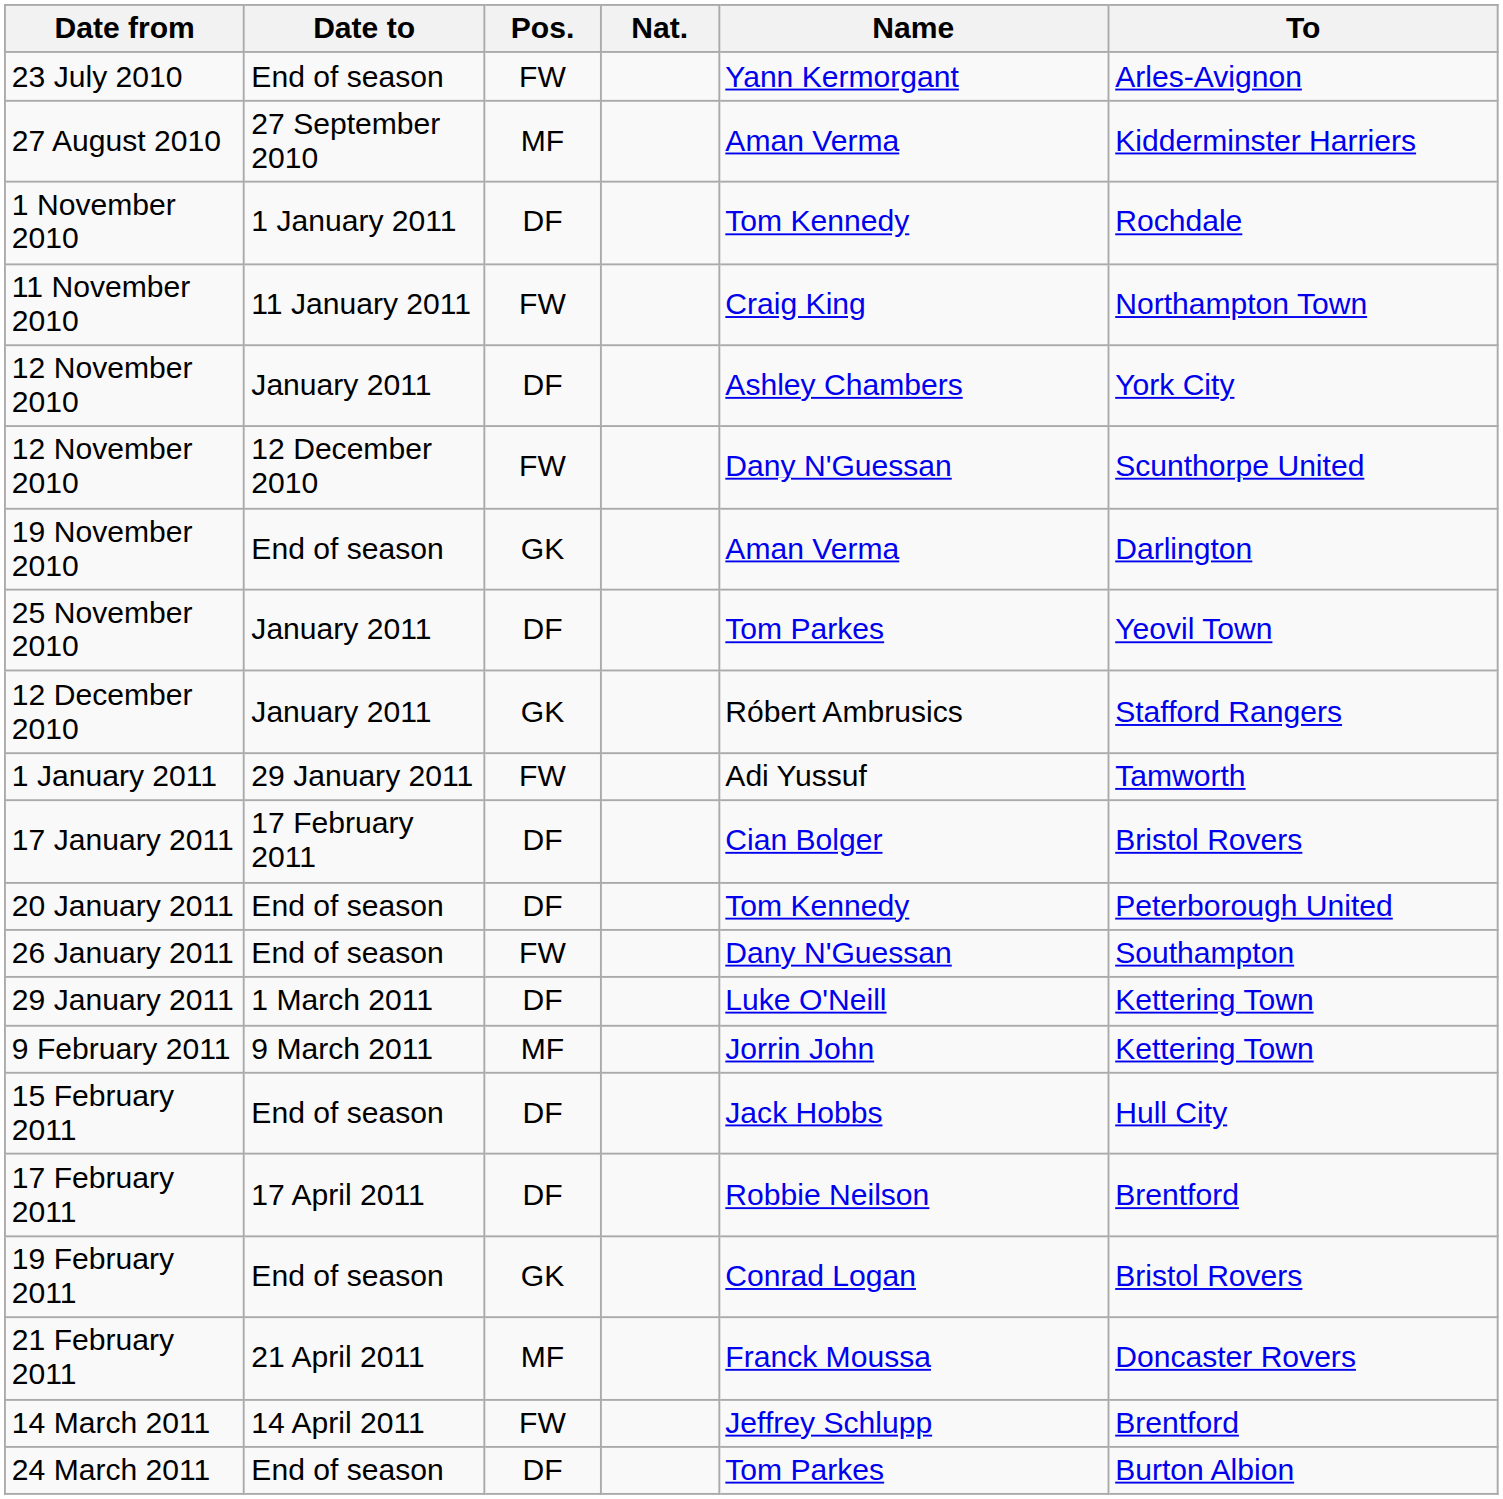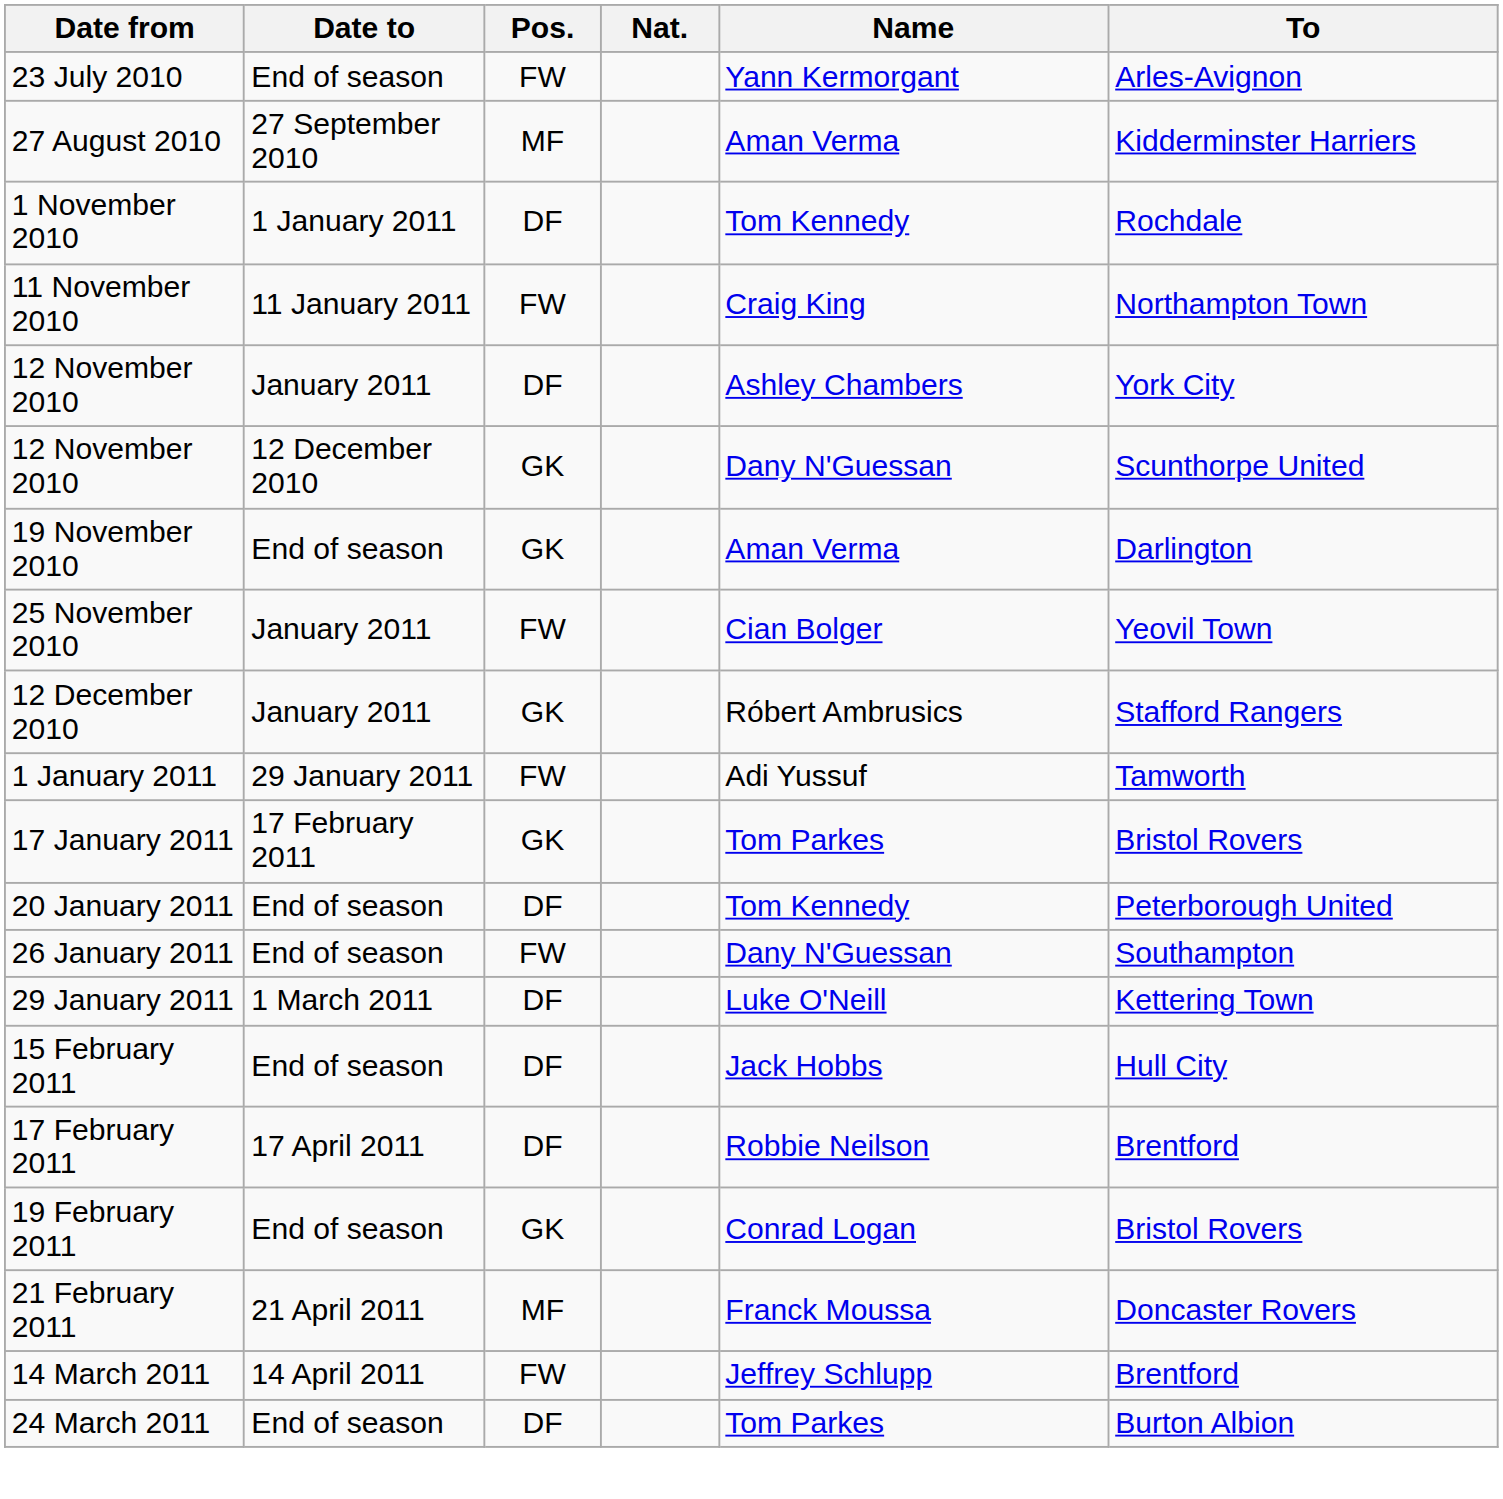(543, 466) FW -> (543, 466) GK
(542, 629) DF -> (543, 629) FW
(805, 629) Tom Parkes -> (804, 629) Cian Bolger
(542, 840) DF -> (543, 840) GK
(804, 840) Cian Bolger -> (805, 840) Tom Parkes
- row: (121, 1048)
